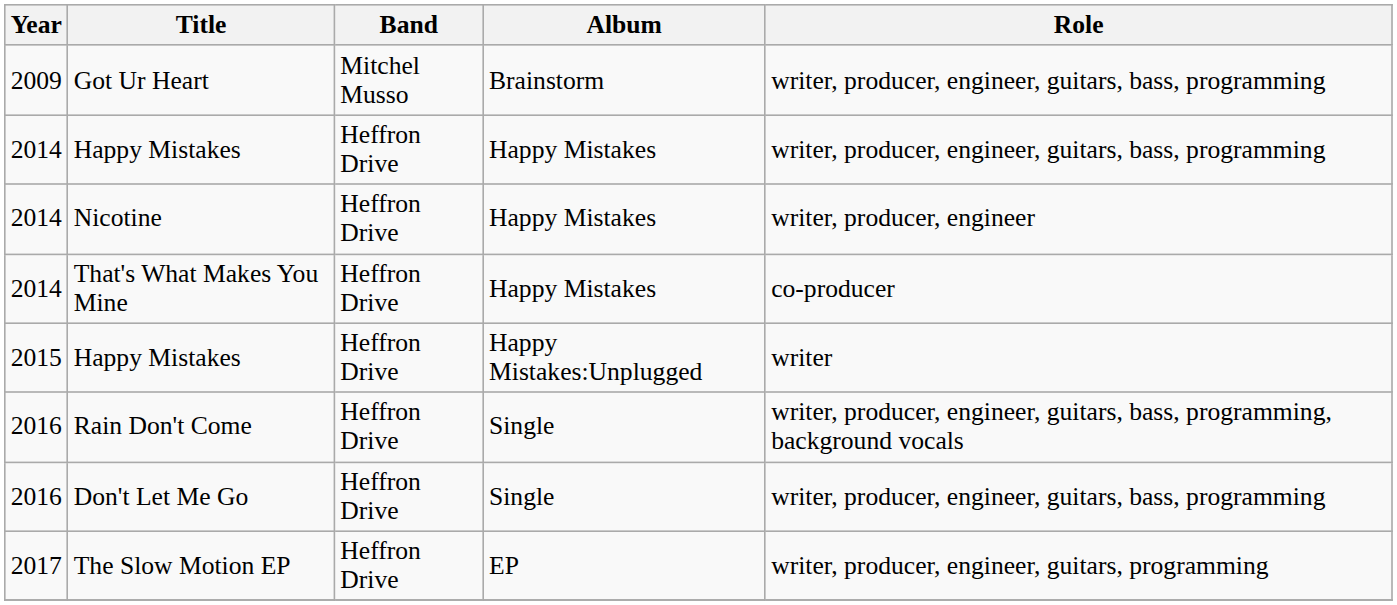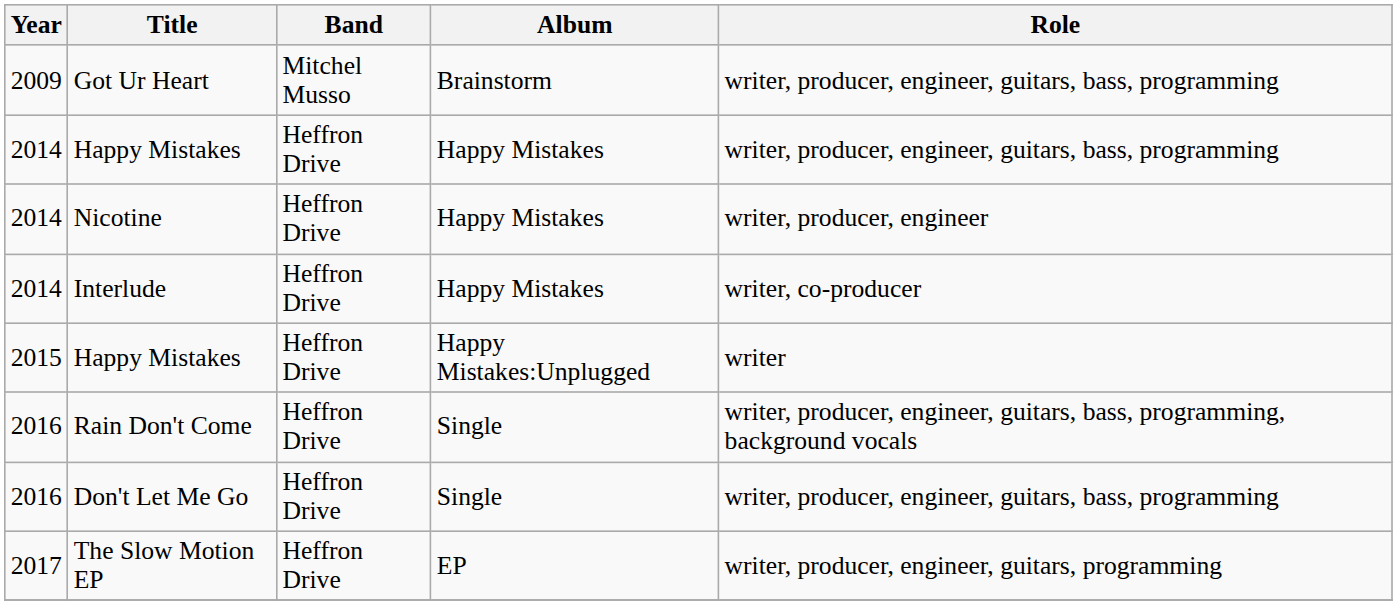- row: (36, 288)
+ row: (36, 288)
